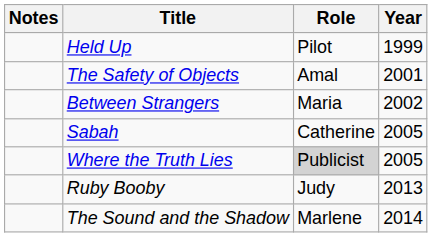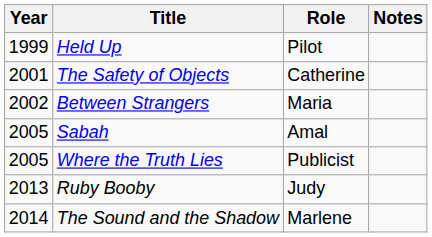columns swapped: (403, 18) <-> (34, 18)
(318, 75) Amal -> (326, 75) Catherine
(336, 132) Catherine -> (308, 132) Amal
(331, 160) lightgrey background -> (321, 160) no background
